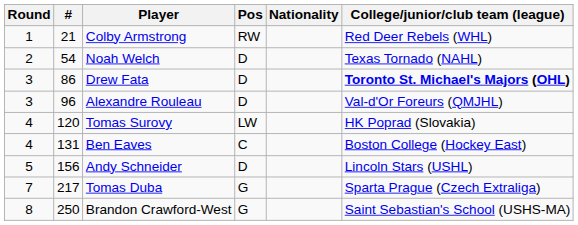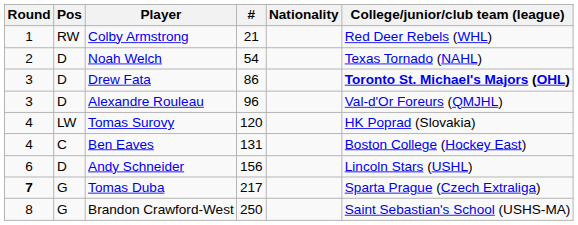columns swapped: (68, 15) <-> (250, 15)
(29, 166) 5 -> (29, 166) 6
(29, 187) normal -> (29, 187) bold
